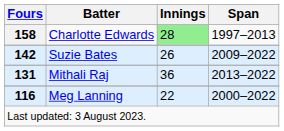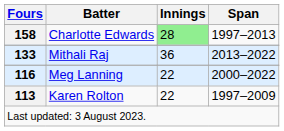- row: (83, 55)
(25, 75) 131 -> (25, 55) 133
+ row: (86, 95)
